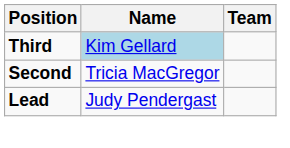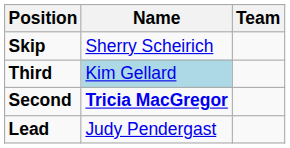+ row: (27, 45)
(152, 73) normal -> (157, 101) bold
